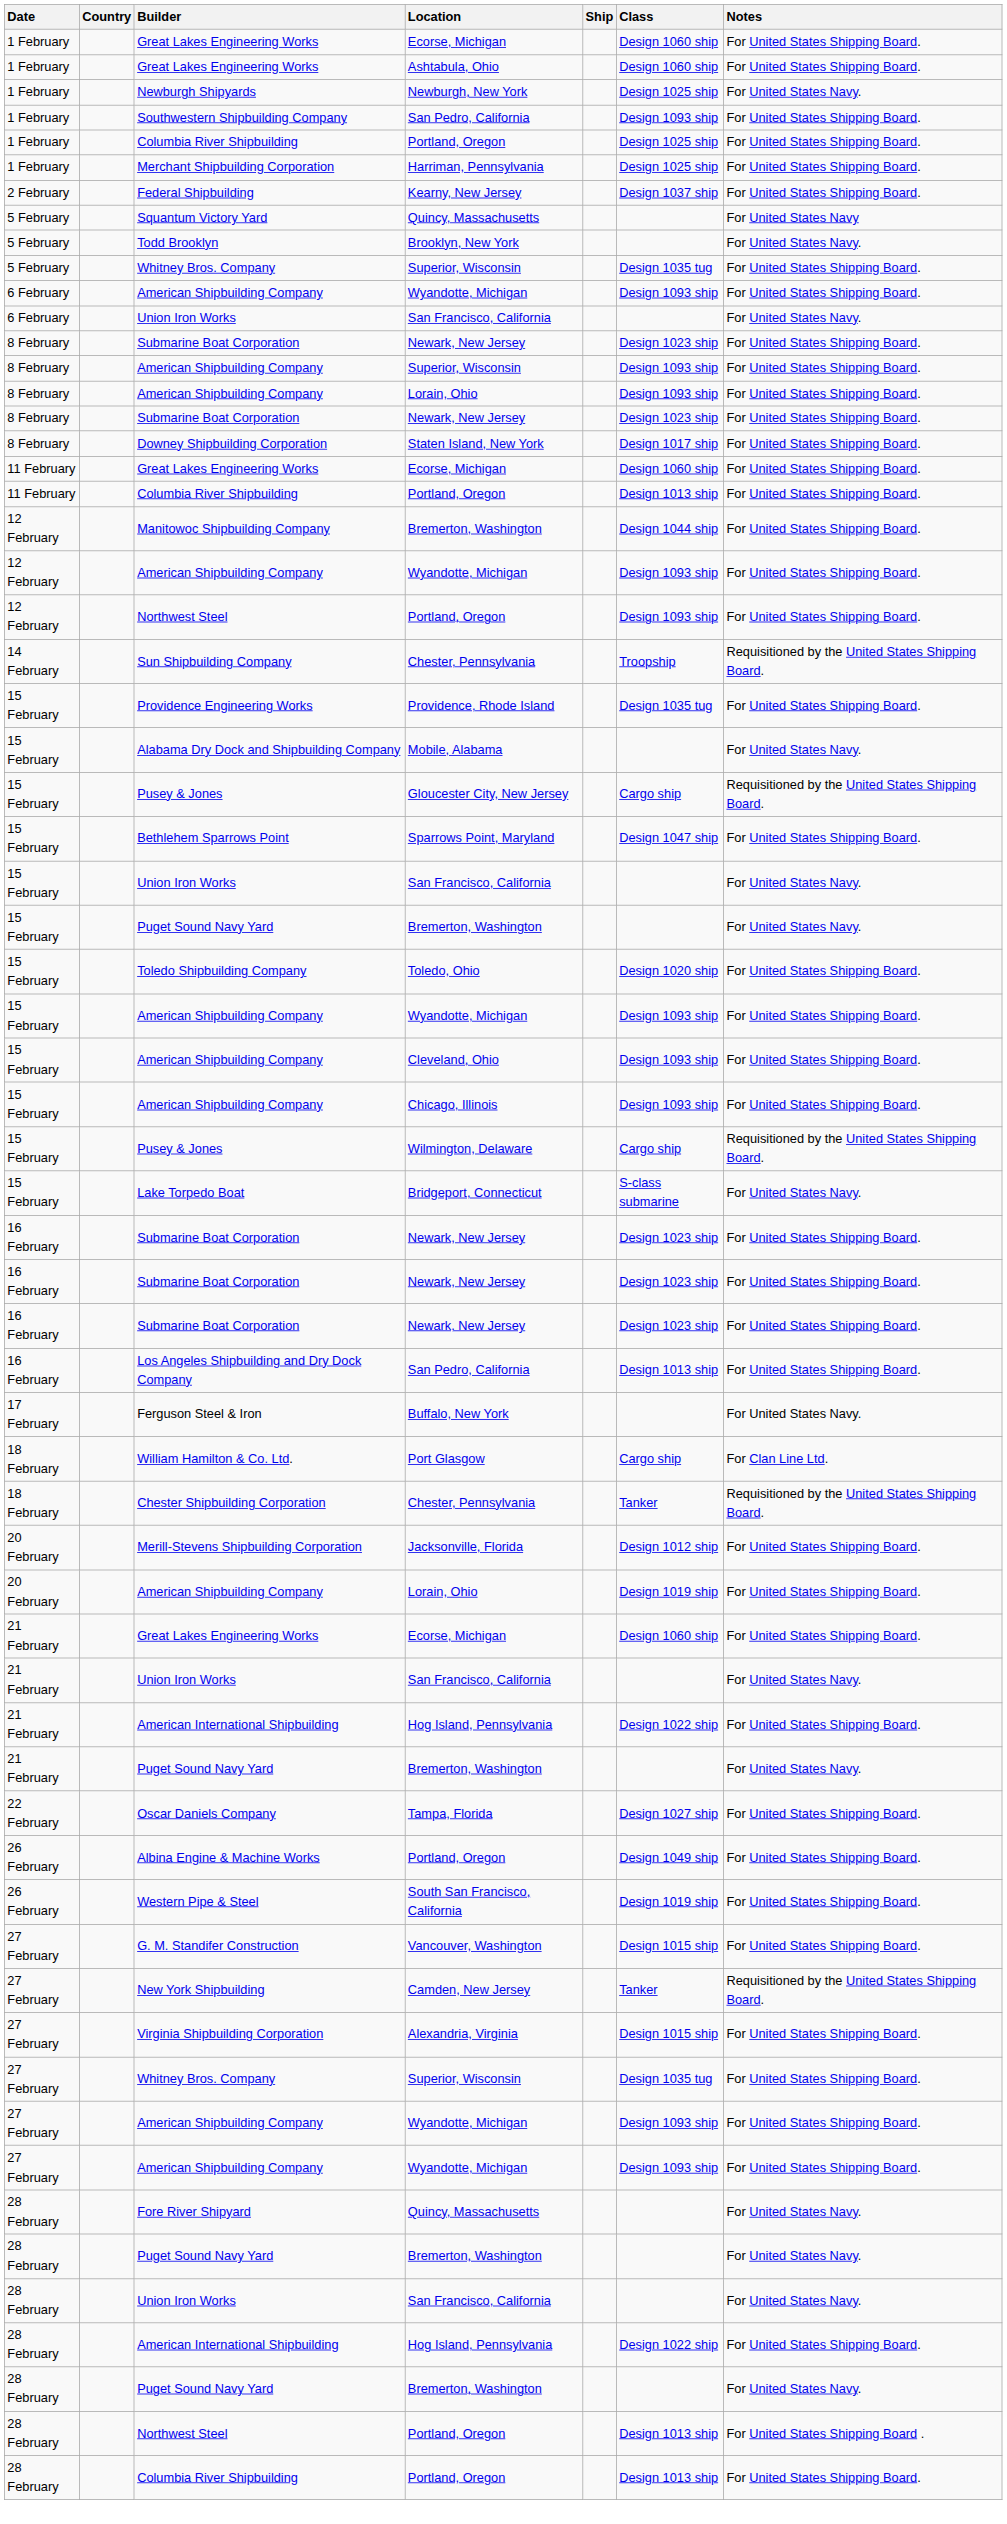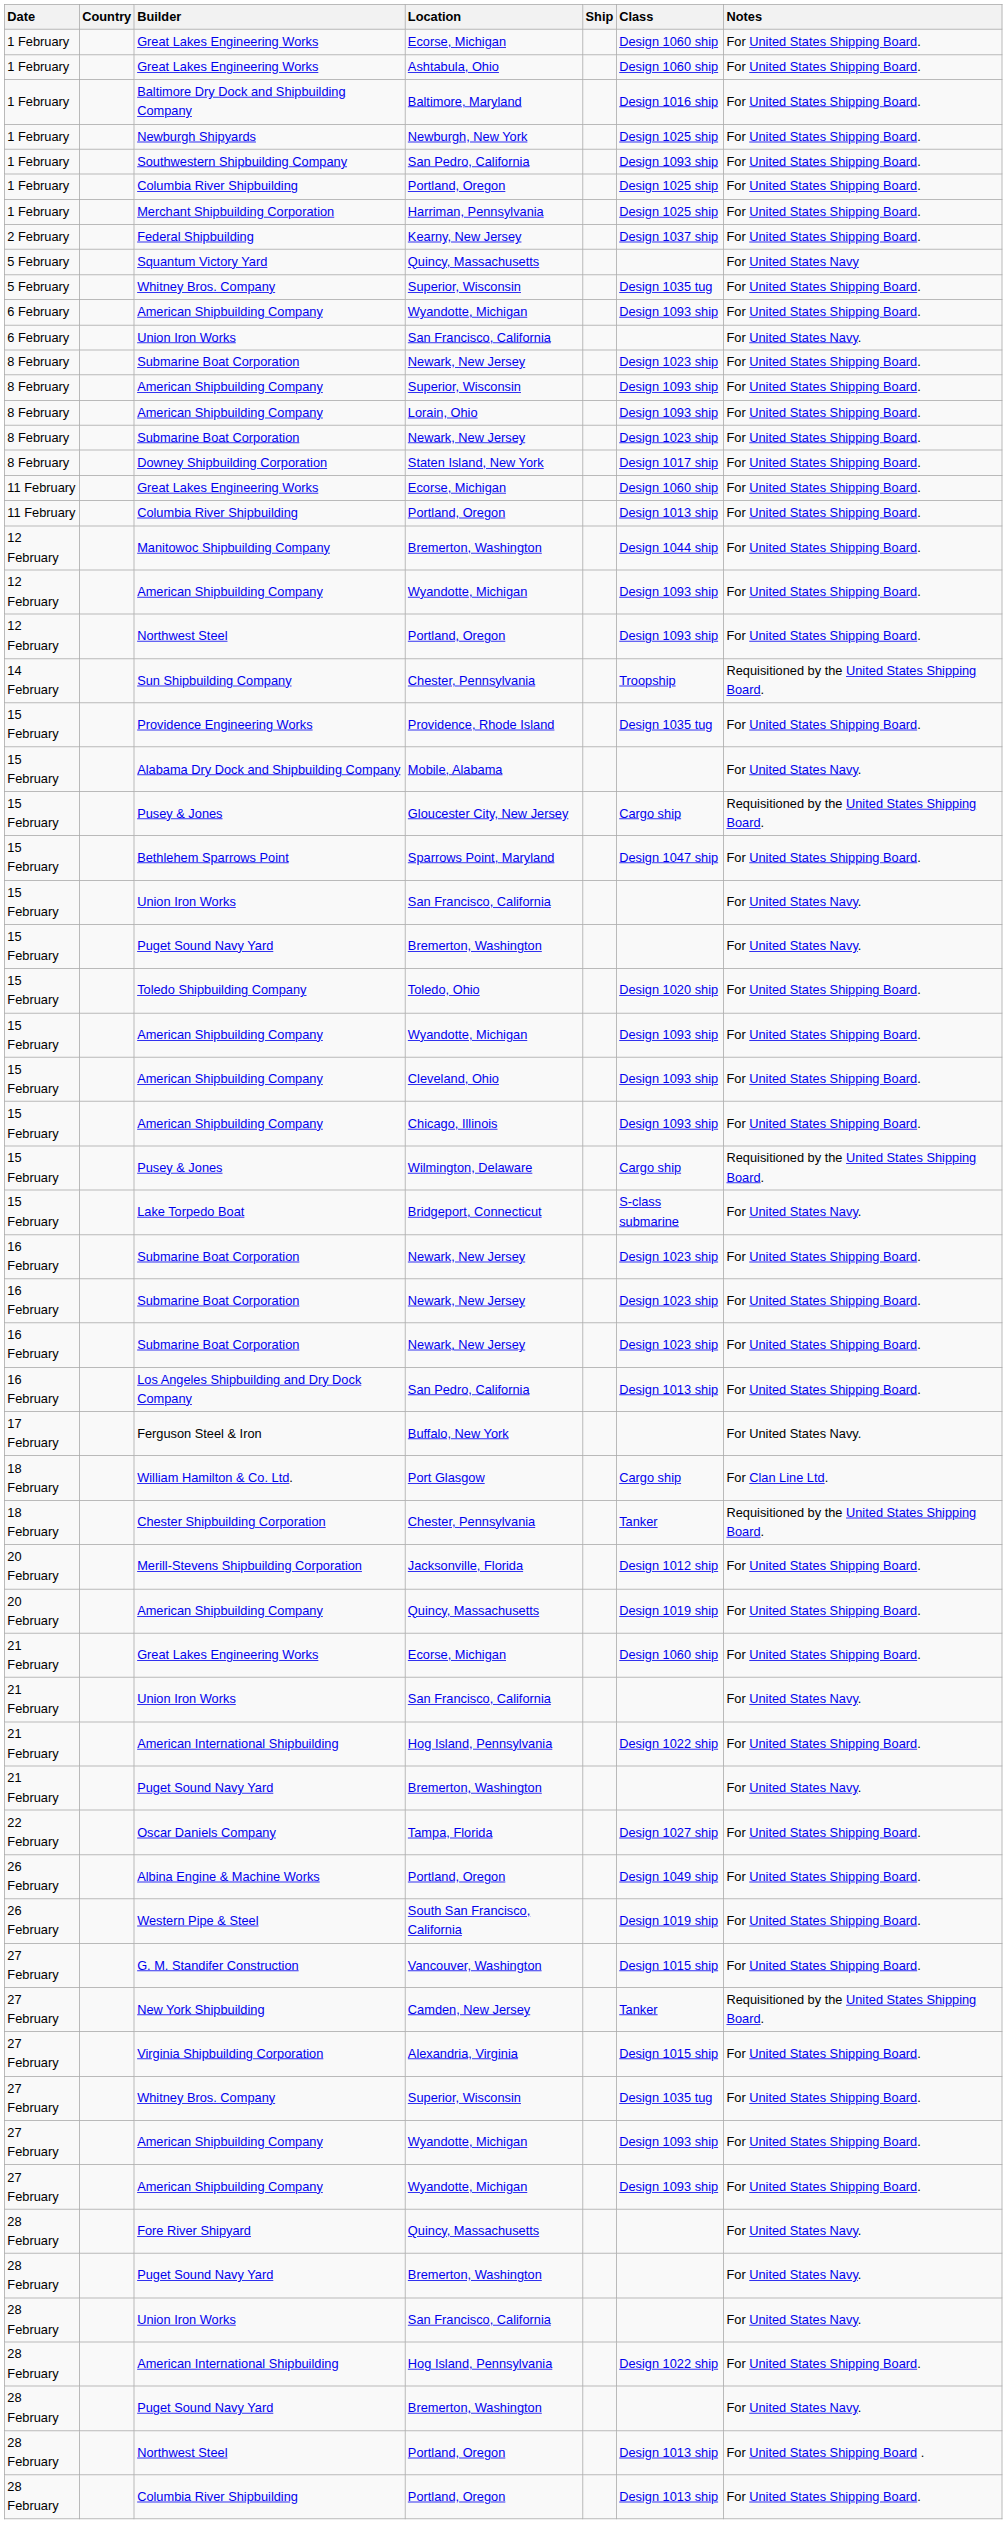+ row: (38, 101)
(794, 92) For United States Navy. -> (824, 136) For United States Shipping Board.
- row: (38, 242)
(443, 1591) Lorain, Ohio -> (474, 1611) Quincy, Massachusetts
